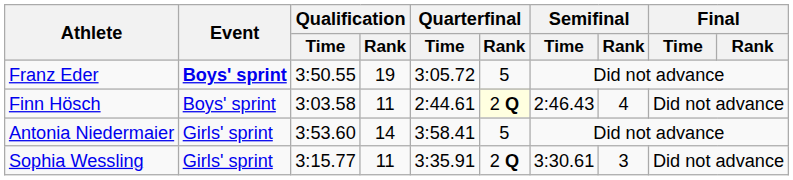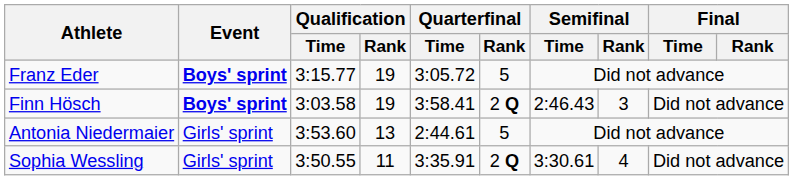(326, 75) 3:50.55 -> (326, 75) 3:15.77
(229, 104) normal -> (235, 104) bold
(385, 104) 11 -> (385, 104) 19
(445, 104) 2:44.61 -> (445, 104) 3:58.41
(504, 104) lightyellow background -> (504, 104) no background
(624, 104) 4 -> (624, 104) 3
(385, 132) 14 -> (385, 132) 13
(445, 132) 3:58.41 -> (445, 132) 2:44.61
(326, 161) 3:15.77 -> (326, 161) 3:50.55
(624, 161) 3 -> (624, 161) 4
